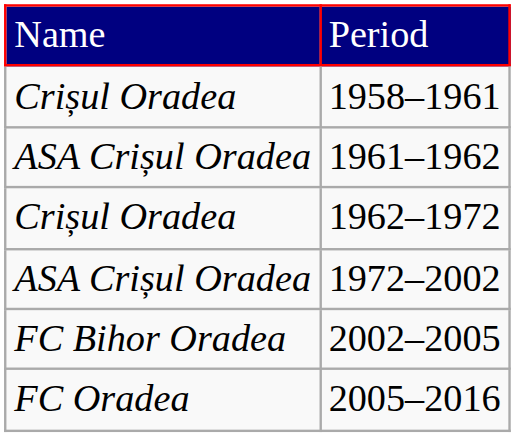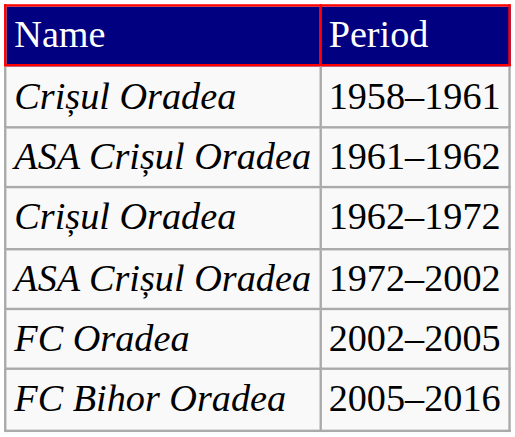(150, 338) FC Bihor Oradea -> (102, 338) FC Oradea
(102, 398) FC Oradea -> (150, 398) FC Bihor Oradea
